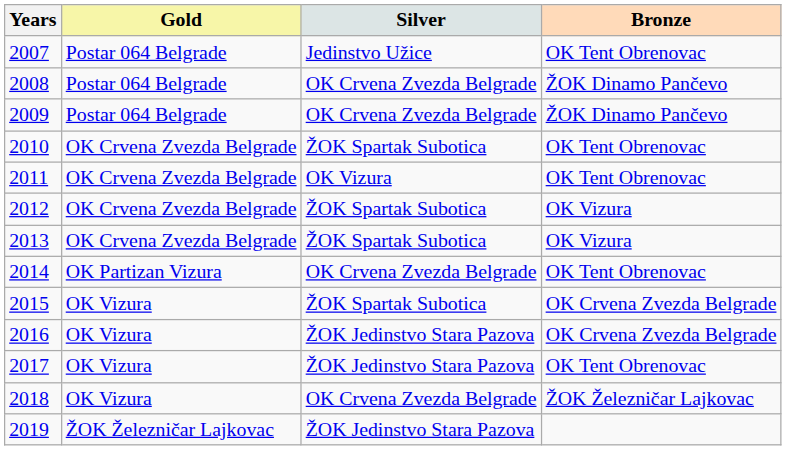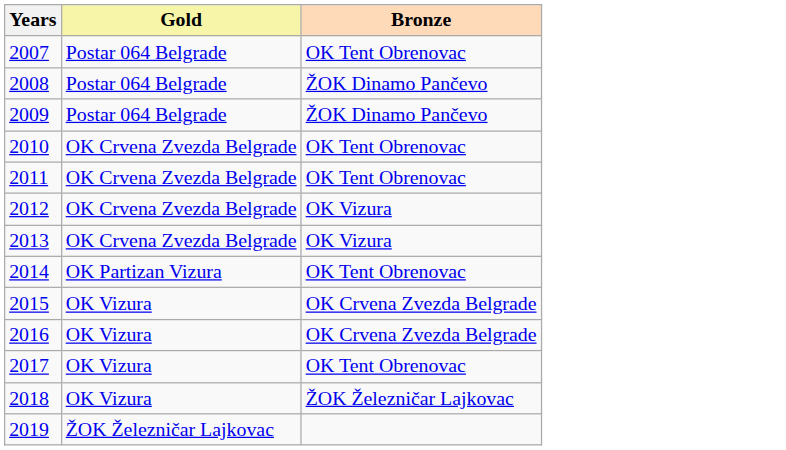- column: (421, 20)
